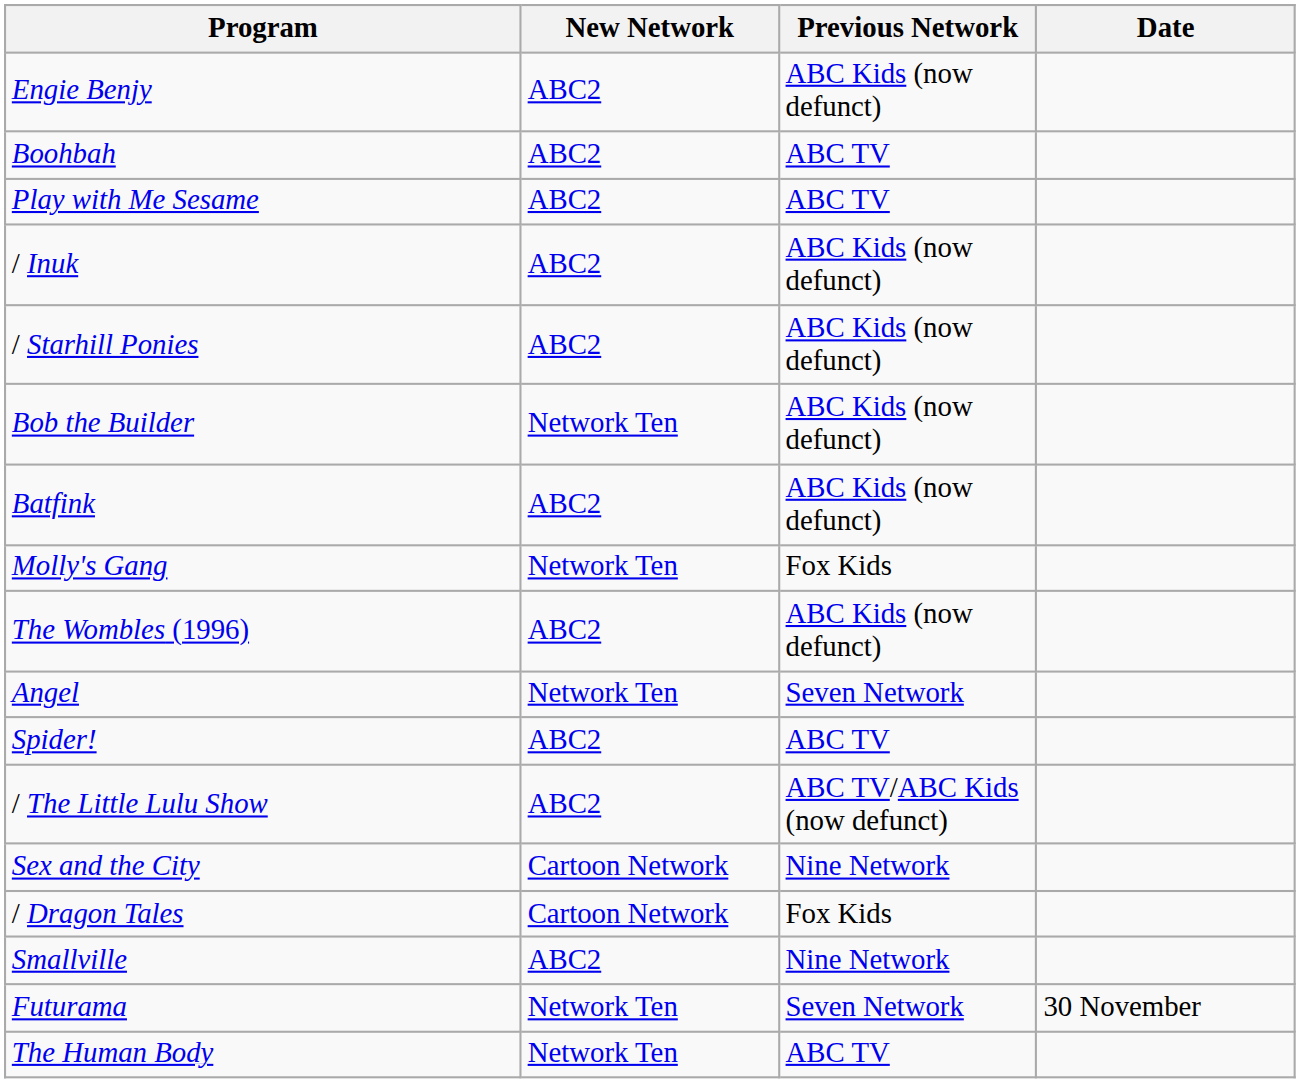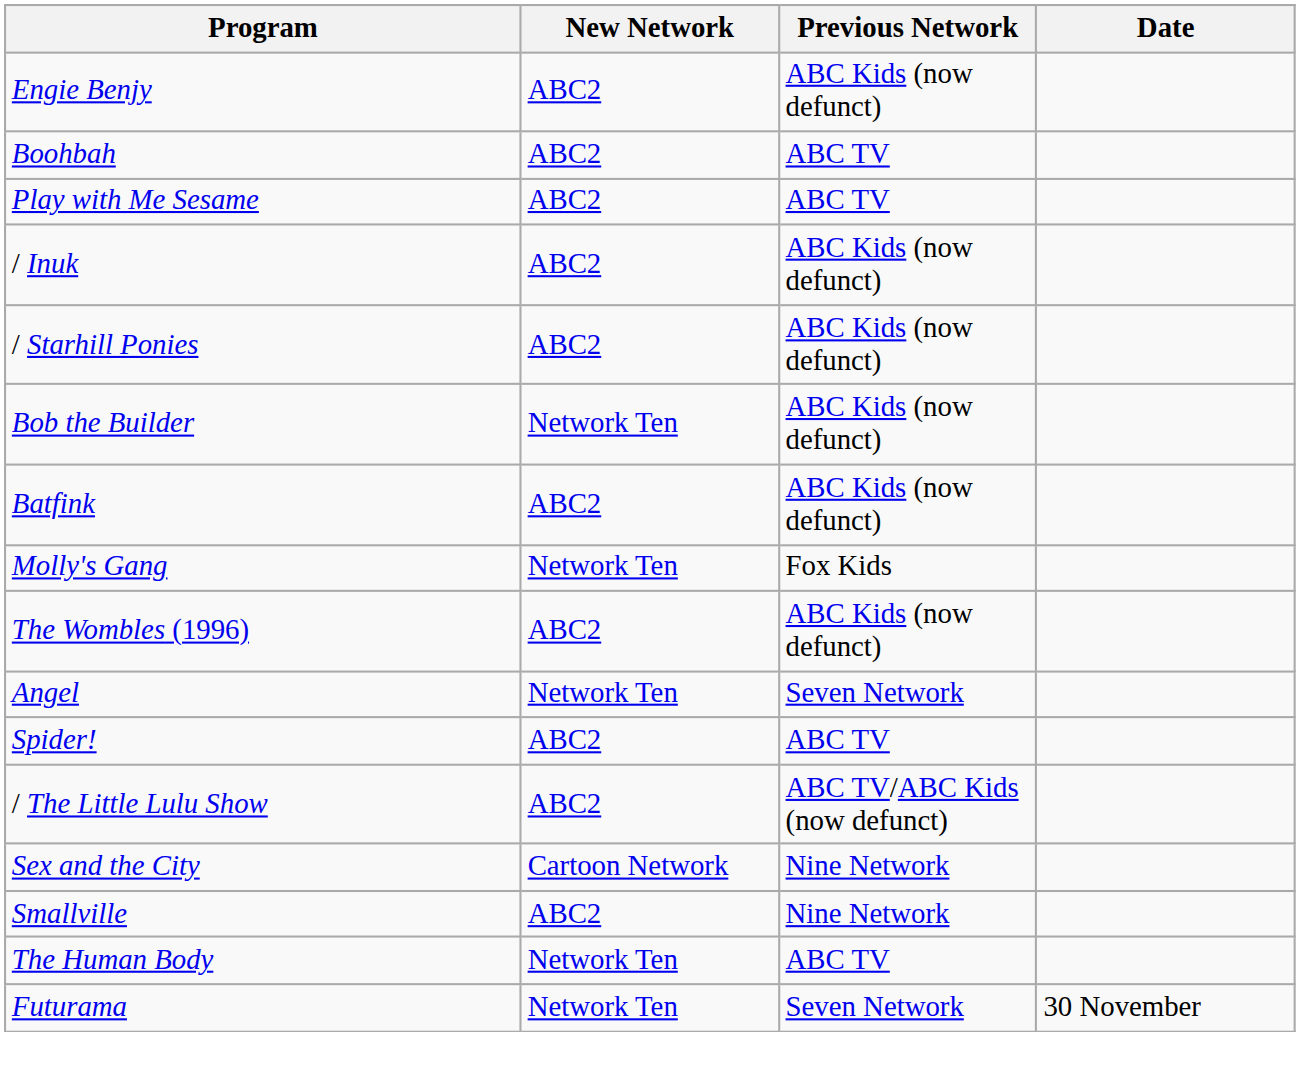- row: (98, 913)
rows swapped: (69, 1006) <-> (113, 1053)
